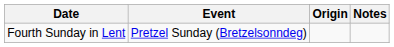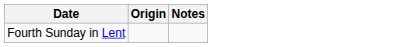- column: (219, 14)
